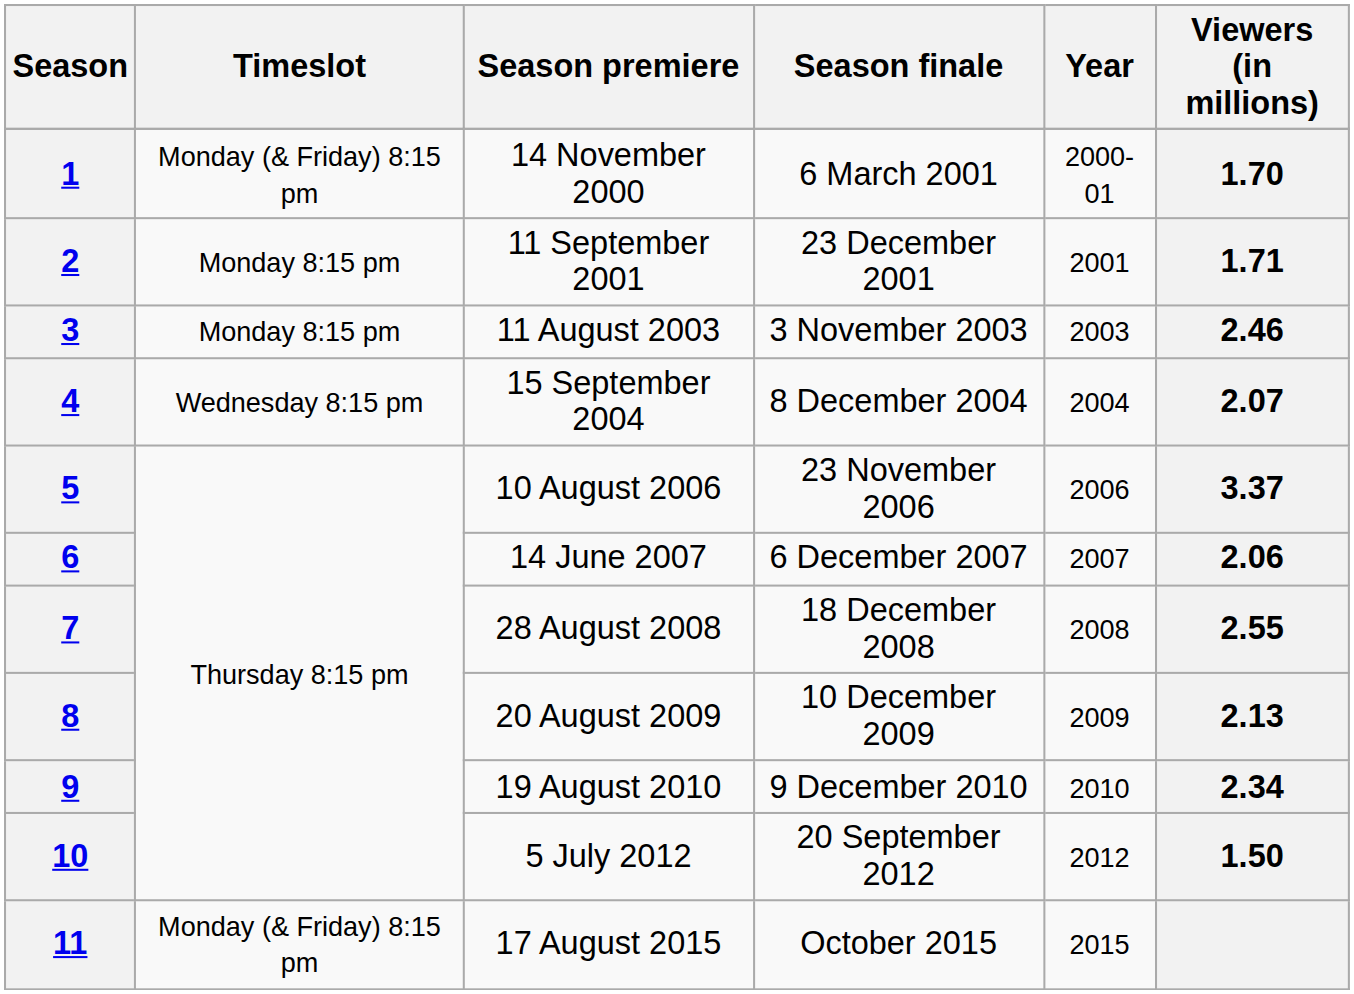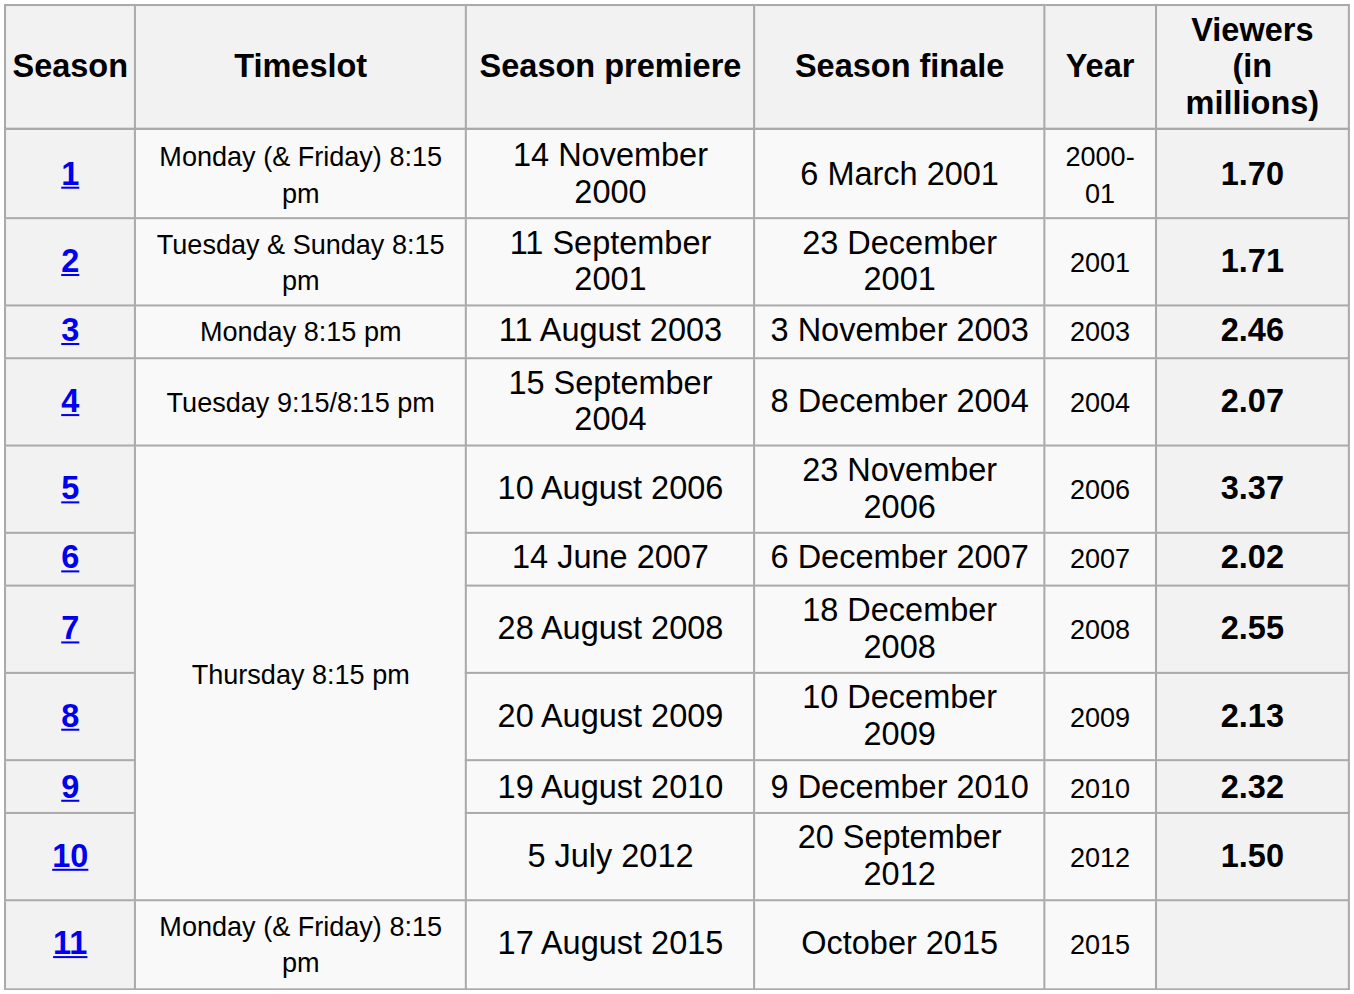(299, 263) Monday 8:15 pm -> (301, 263) Tuesday & Sunday 8:15 pm
(299, 402) Wednesday 8:15 pm -> (301, 402) Tuesday 9:15/8:15 pm
(1252, 558) 2.06 -> (1252, 558) 2.02
(1252, 786) 2.34 -> (1252, 786) 2.32
